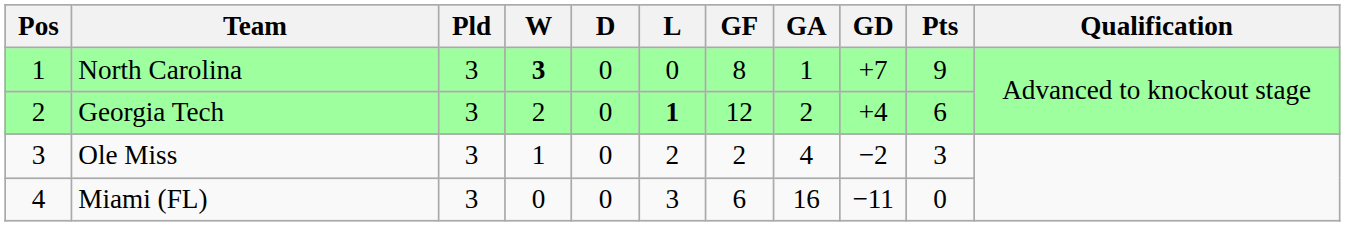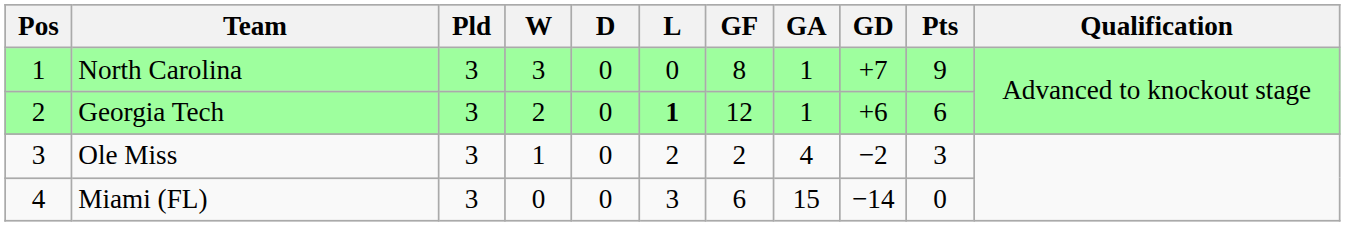(539, 69) bold -> (539, 69) normal
(806, 112) 2 -> (806, 112) 1
(873, 112) +4 -> (873, 112) +6
(806, 198) 16 -> (806, 198) 15
(873, 198) −11 -> (873, 198) −14
